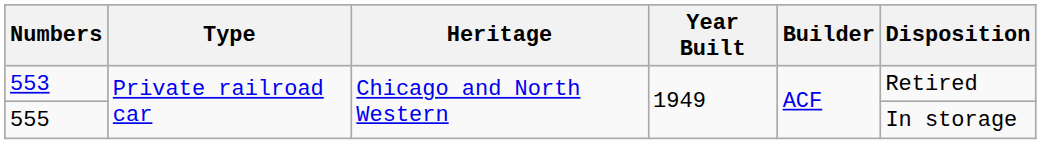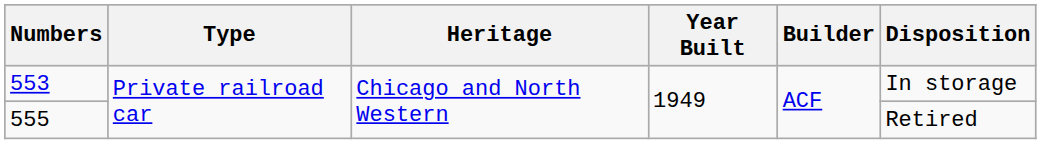(932, 84) Retired -> (951, 84) In storage
(951, 120) In storage -> (932, 120) Retired
